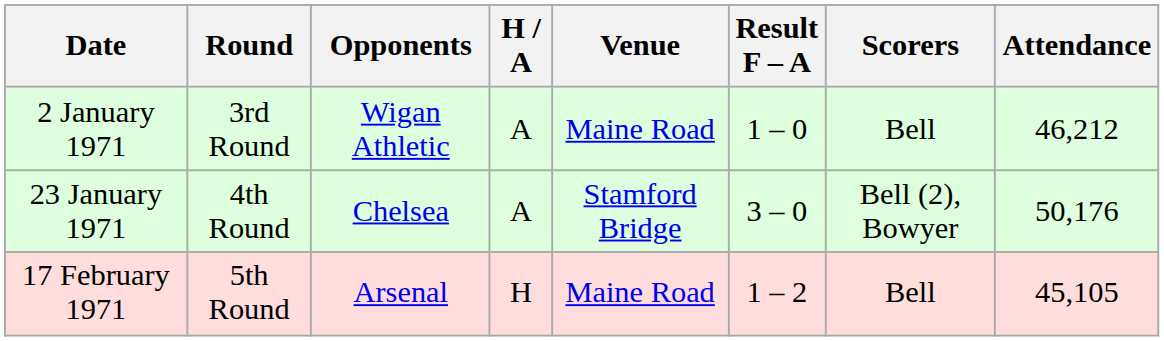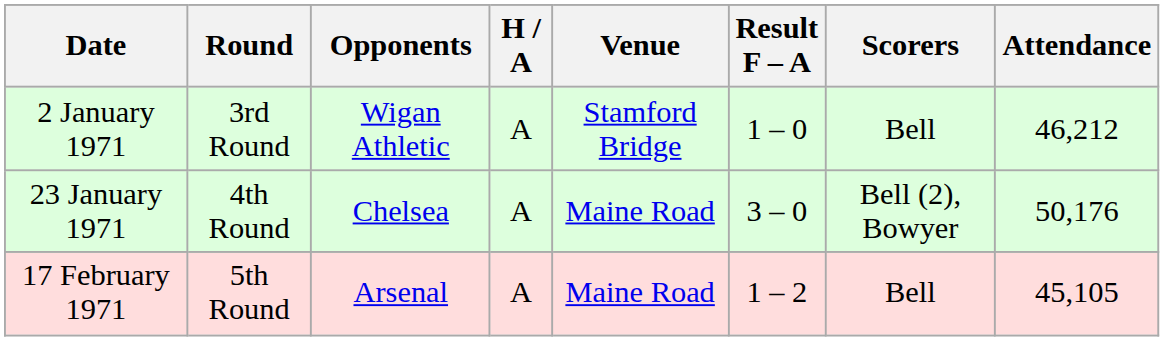(640, 128) Maine Road -> (640, 128) Stamford Bridge
(640, 210) Stamford Bridge -> (640, 210) Maine Road
(521, 292) H -> (521, 292) A
